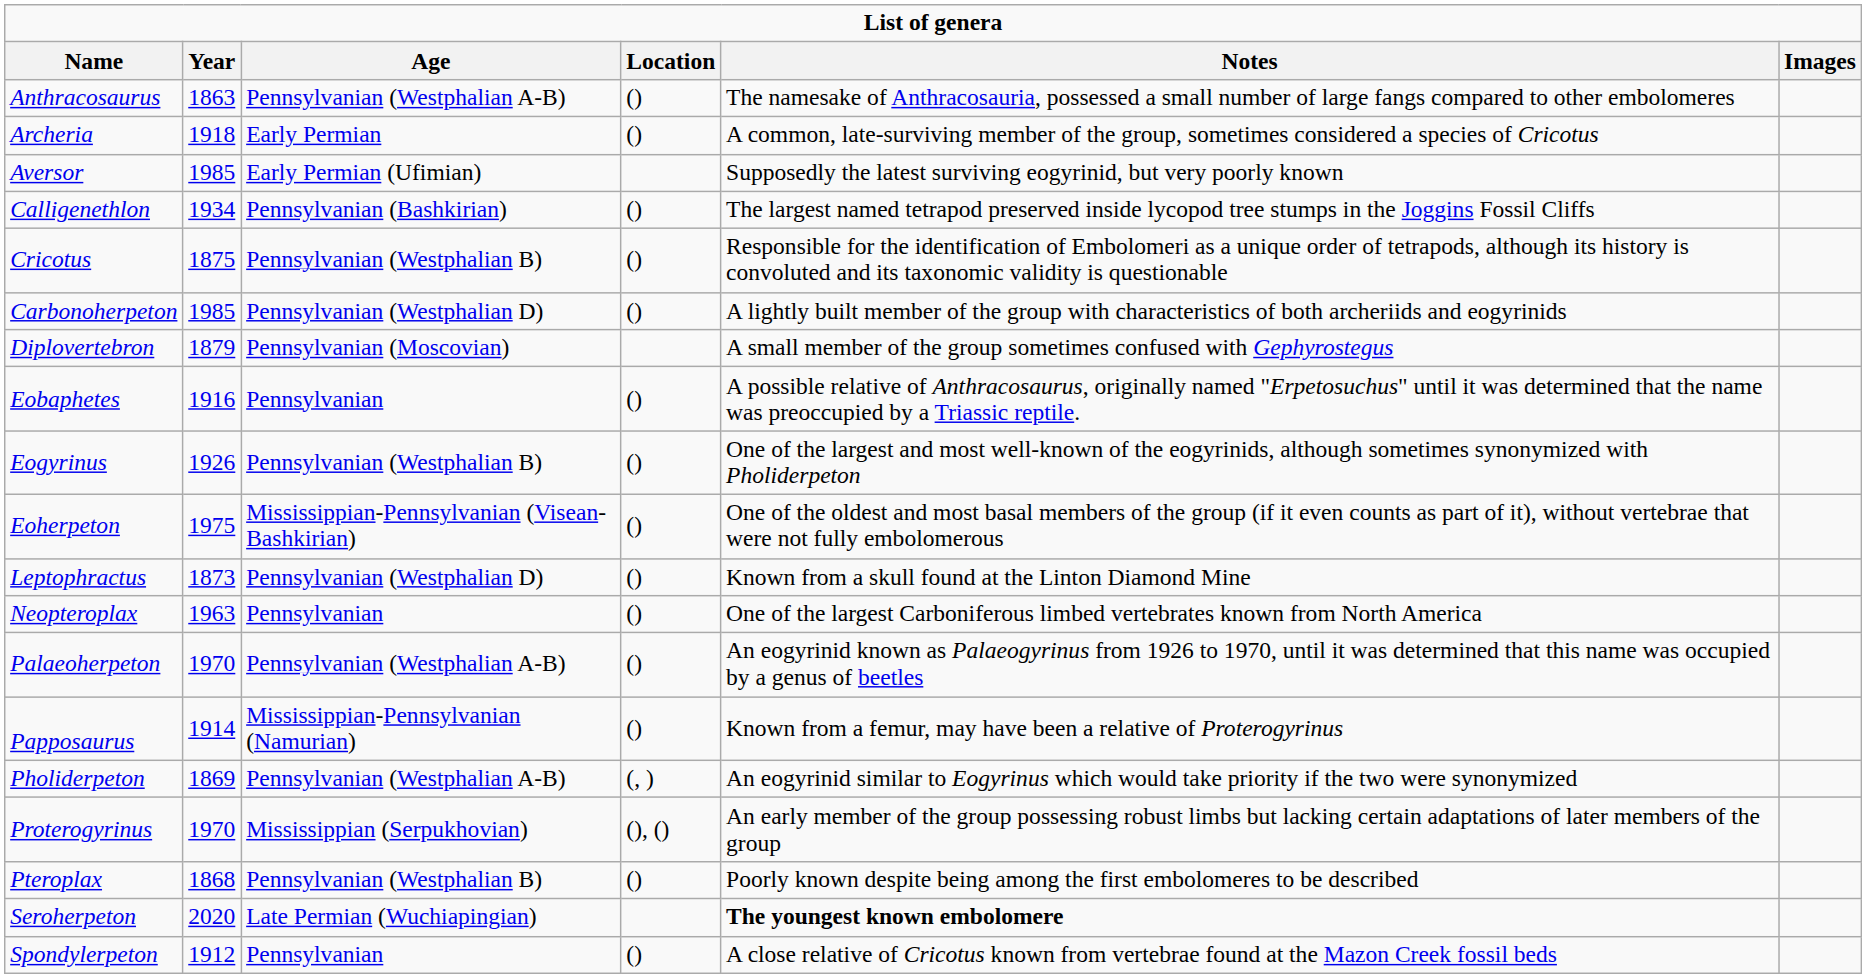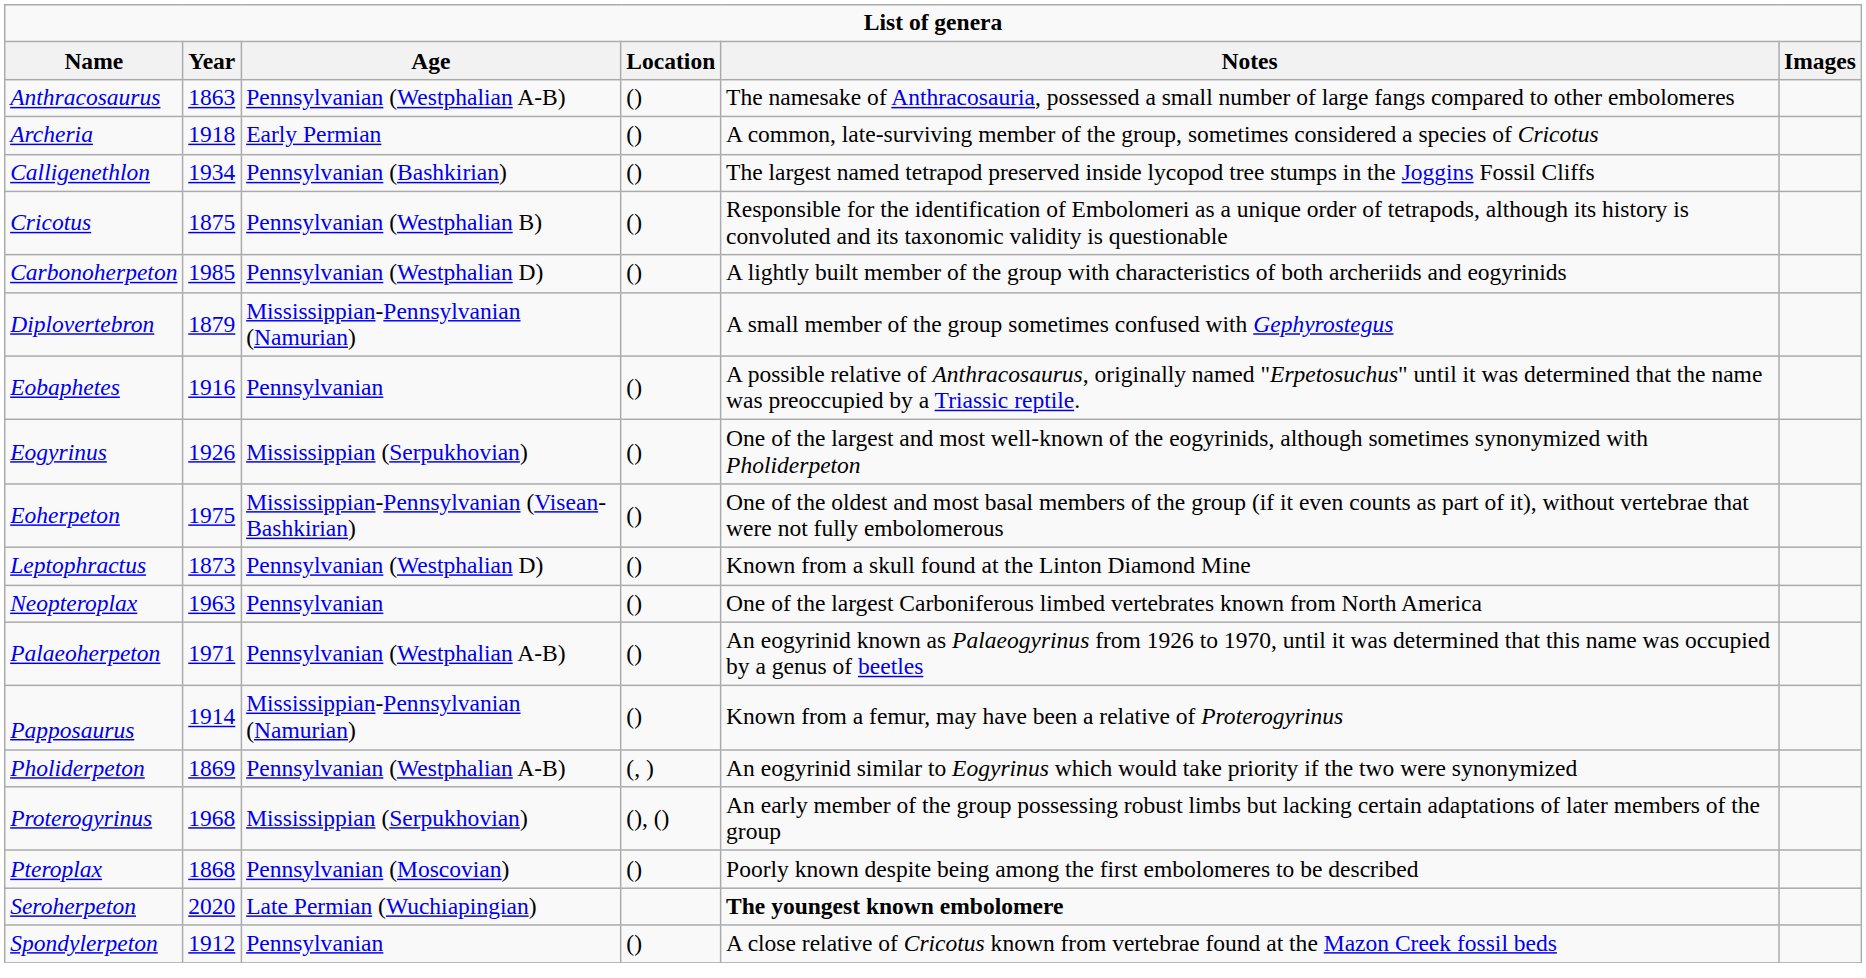- row: (47, 172)
(378, 348) Pennsylvanian (Moscovian) -> (383, 323) Mississippian-Pennsylvanian (Namurian)
(394, 462) Pennsylvanian (Westphalian B) -> (387, 451) Mississippian (Serpukhovian)
(212, 664) 1970 -> (212, 653) 1971
(212, 829) 1970 -> (212, 818) 1968
(394, 879) Pennsylvanian (Westphalian B) -> (378, 868) Pennsylvanian (Moscovian)
